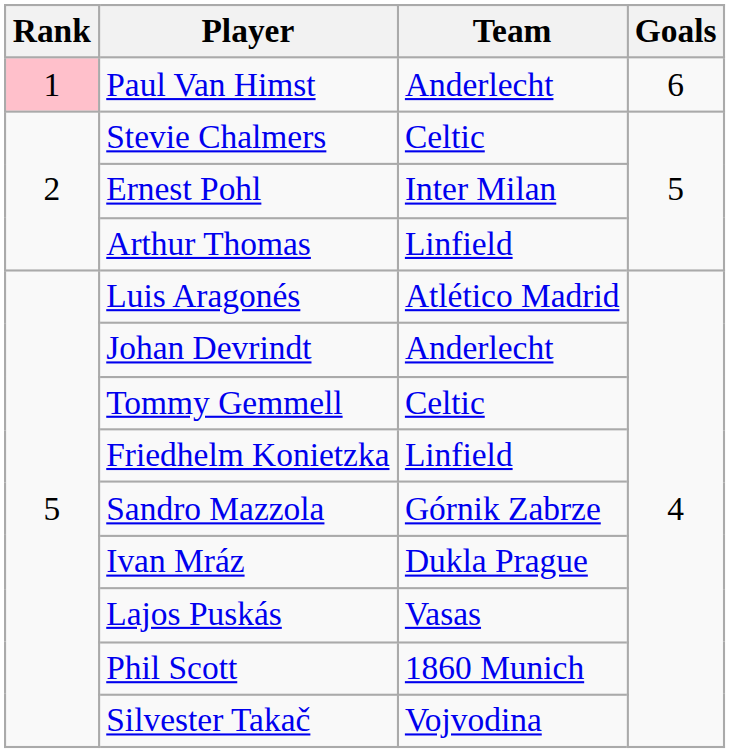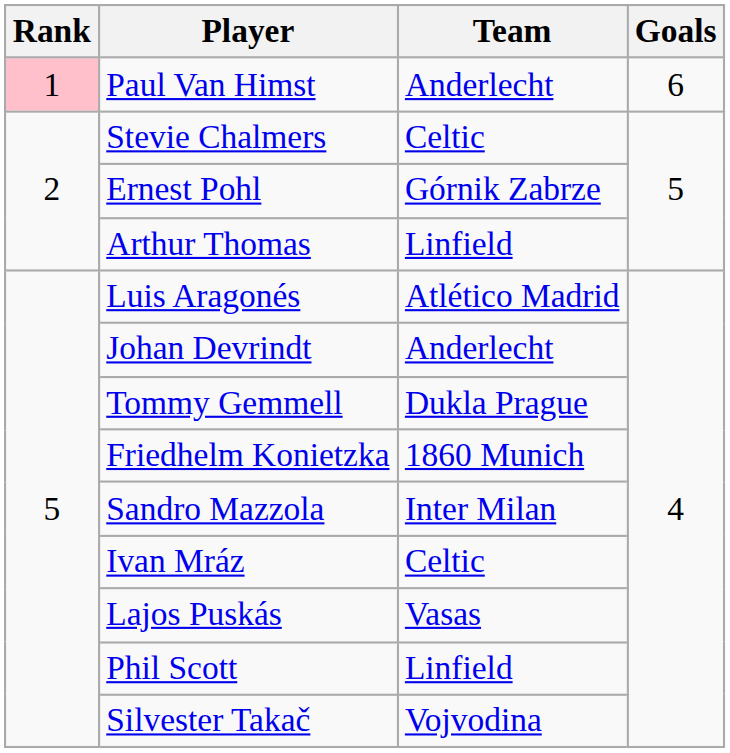(481, 190) Inter Milan -> (503, 190) Górnik Zabrze
(445, 402) Celtic -> (496, 402) Dukla Prague
(459, 455) Linfield -> (495, 455) 1860 Munich
(503, 508) Górnik Zabrze -> (481, 508) Inter Milan
(496, 561) Dukla Prague -> (445, 561) Celtic
(495, 667) 1860 Munich -> (459, 667) Linfield
